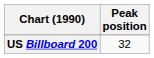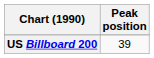(125, 44) 32 -> (125, 44) 39
